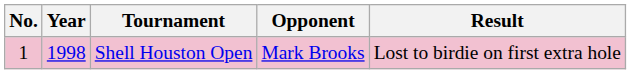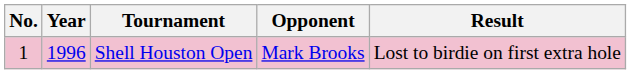(66, 52) 1998 -> (66, 52) 1996
